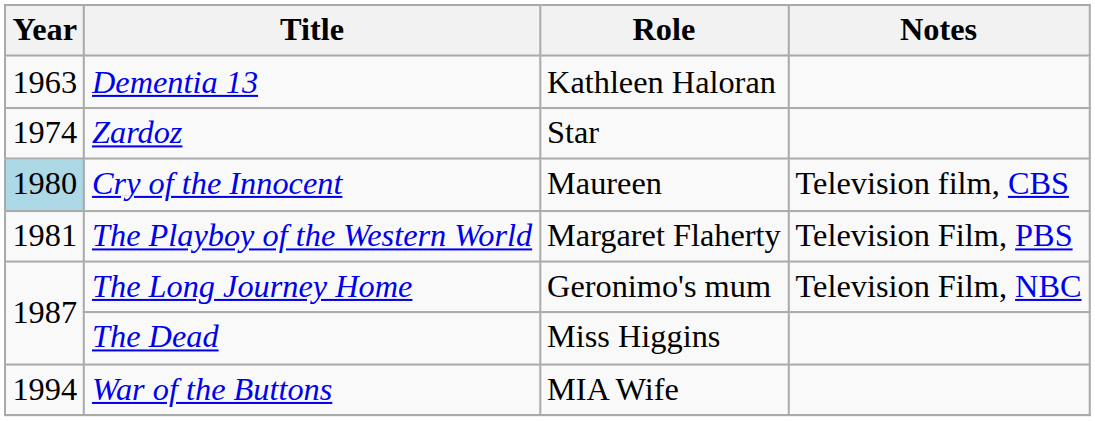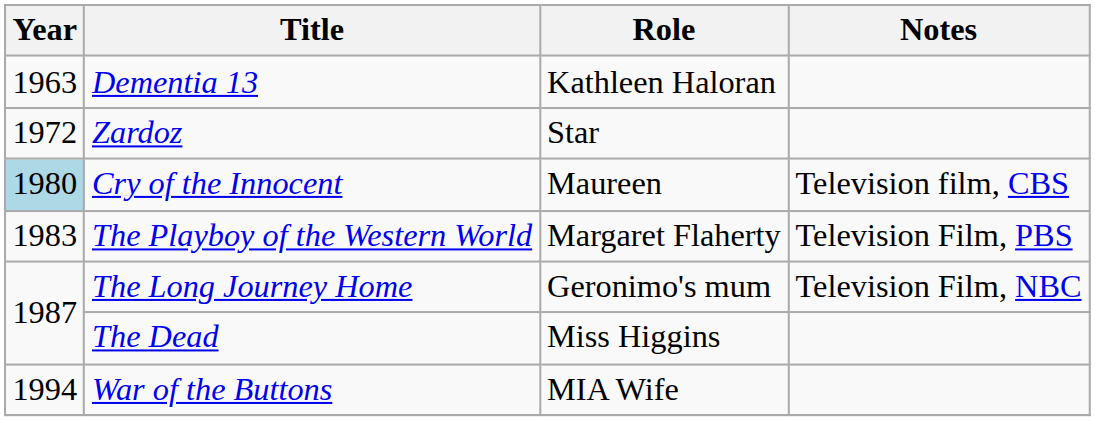(45, 132) 1974 -> (45, 132) 1972
(45, 235) 1981 -> (45, 235) 1983
